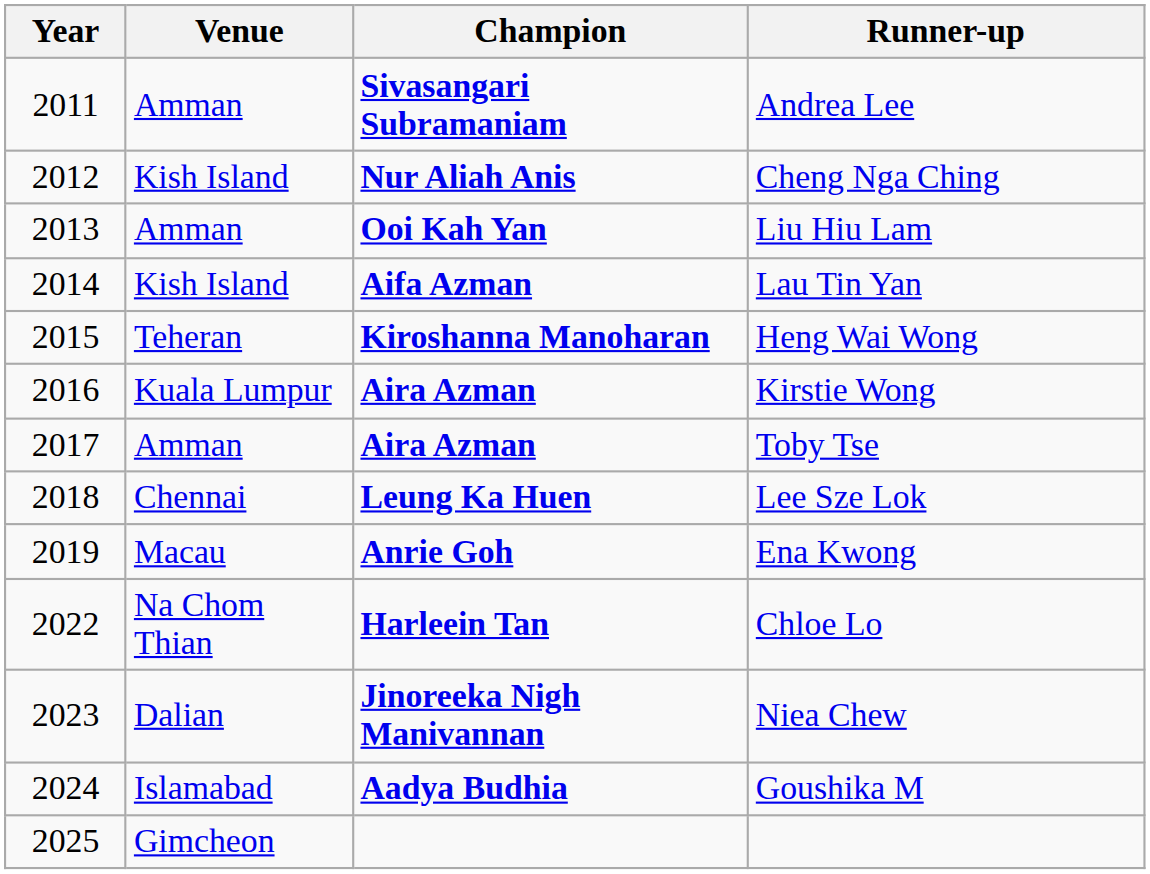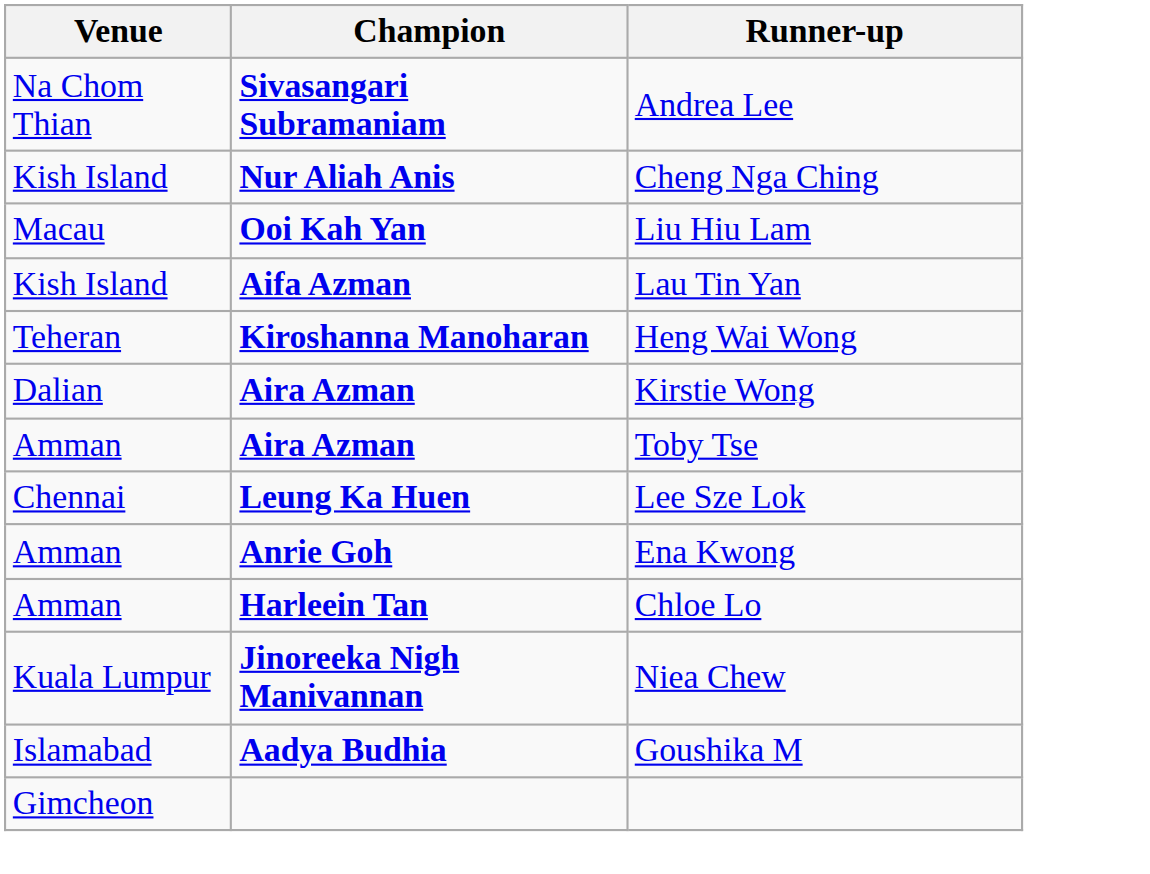- column: (66, 31)
(188, 103) Amman -> (78, 103) Na Chom Thian
(188, 229) Amman -> (59, 229) Macau
(233, 390) Kuala Lumpur -> (58, 390) Dalian
(180, 551) Macau -> (67, 551) Amman
(199, 623) Na Chom Thian -> (67, 604) Amman
(179, 715) Dalian -> (112, 677) Kuala Lumpur
